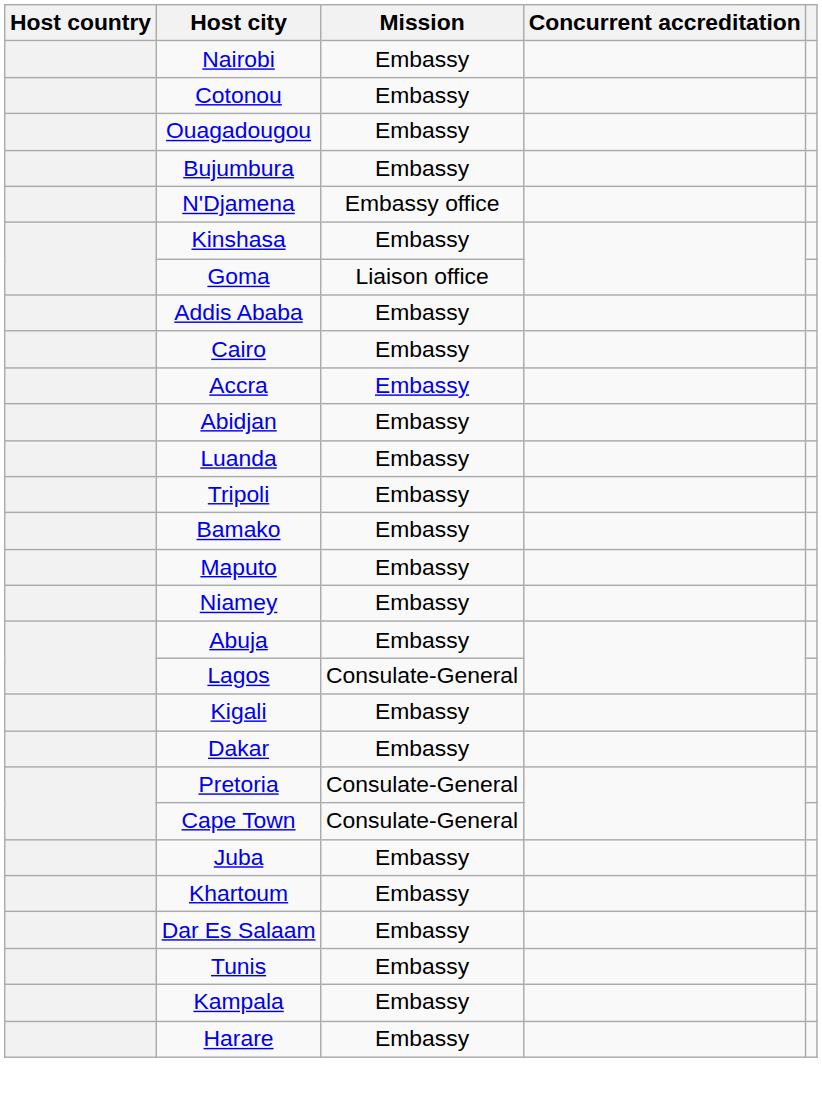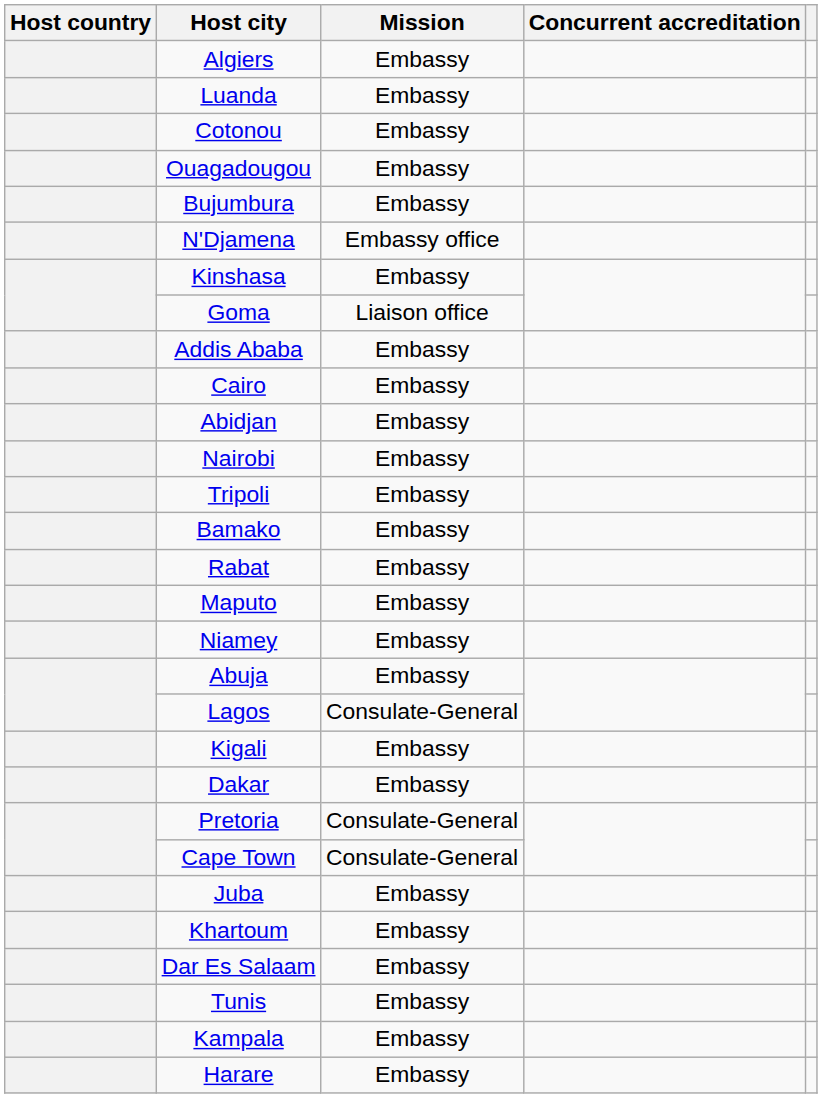+ row: (239, 58)
rows swapped: (239, 458) <-> (239, 58)
- row: (239, 385)
+ row: (239, 566)
